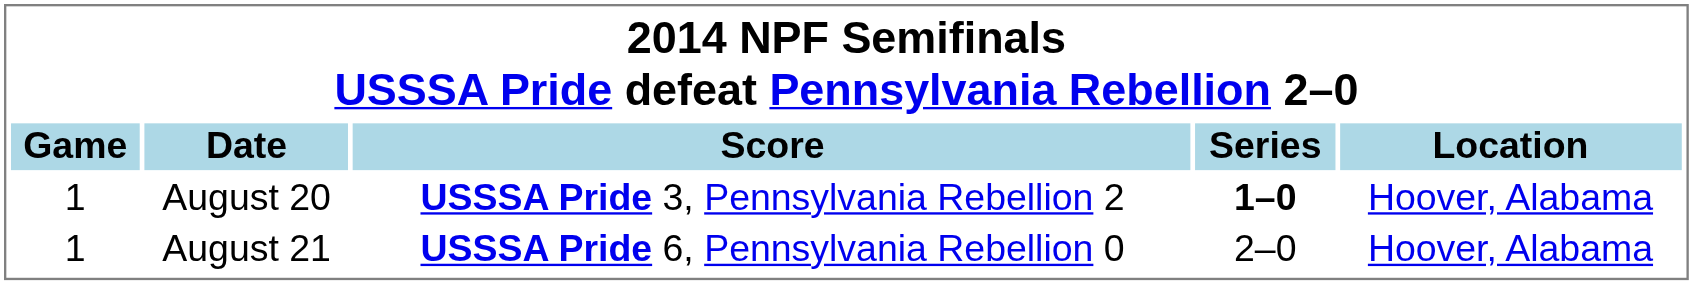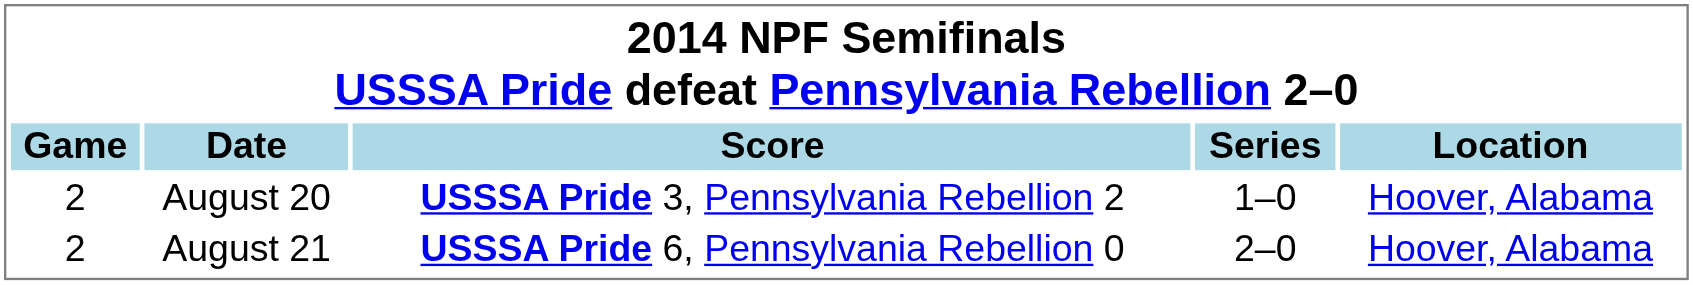(75, 197) 1 -> (75, 197) 2
(1265, 197) bold -> (1265, 197) normal
(75, 249) 1 -> (75, 249) 2
